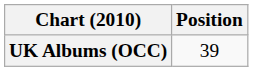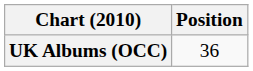(209, 50) 39 -> (209, 50) 36
